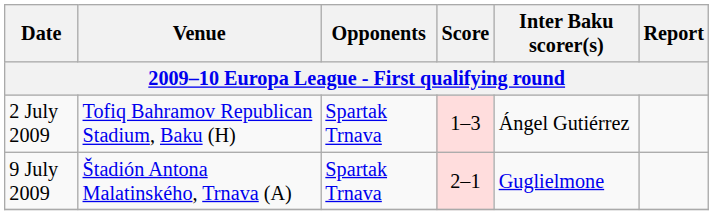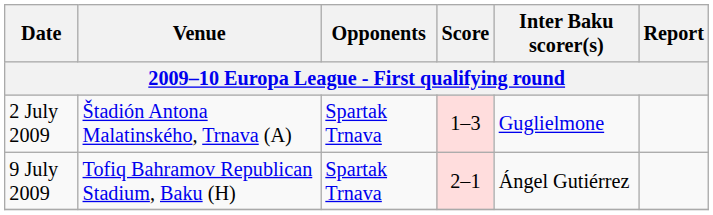(197, 123) Tofiq Bahramov Republican Stadium, Baku (H) -> (187, 123) Štadión Antona Malatinského, Trnava (A)
(564, 123) Ángel Gutiérrez -> (551, 123) Guglielmone
(187, 181) Štadión Antona Malatinského, Trnava (A) -> (197, 181) Tofiq Bahramov Republican Stadium, Baku (H)
(551, 181) Guglielmone -> (564, 181) Ángel Gutiérrez
